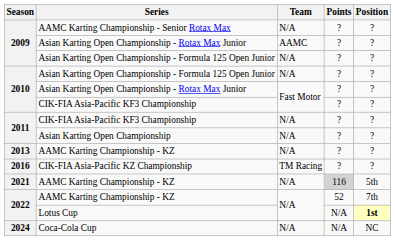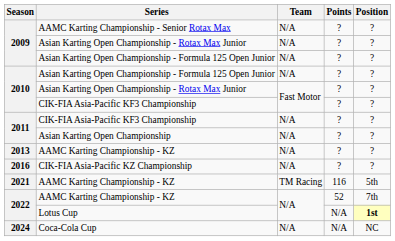(293, 43) AAMC -> (287, 43) N/A
(301, 166) TM Racing -> (287, 166) N/A
(287, 182) N/A -> (301, 182) TM Racing
(339, 182) lightgrey background -> (339, 182) no background
